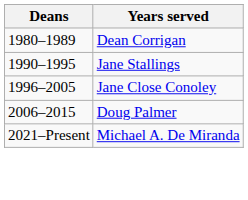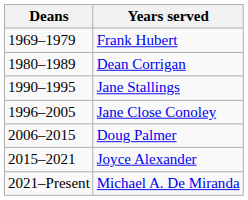+ row: (137, 40)
+ row: (147, 159)
